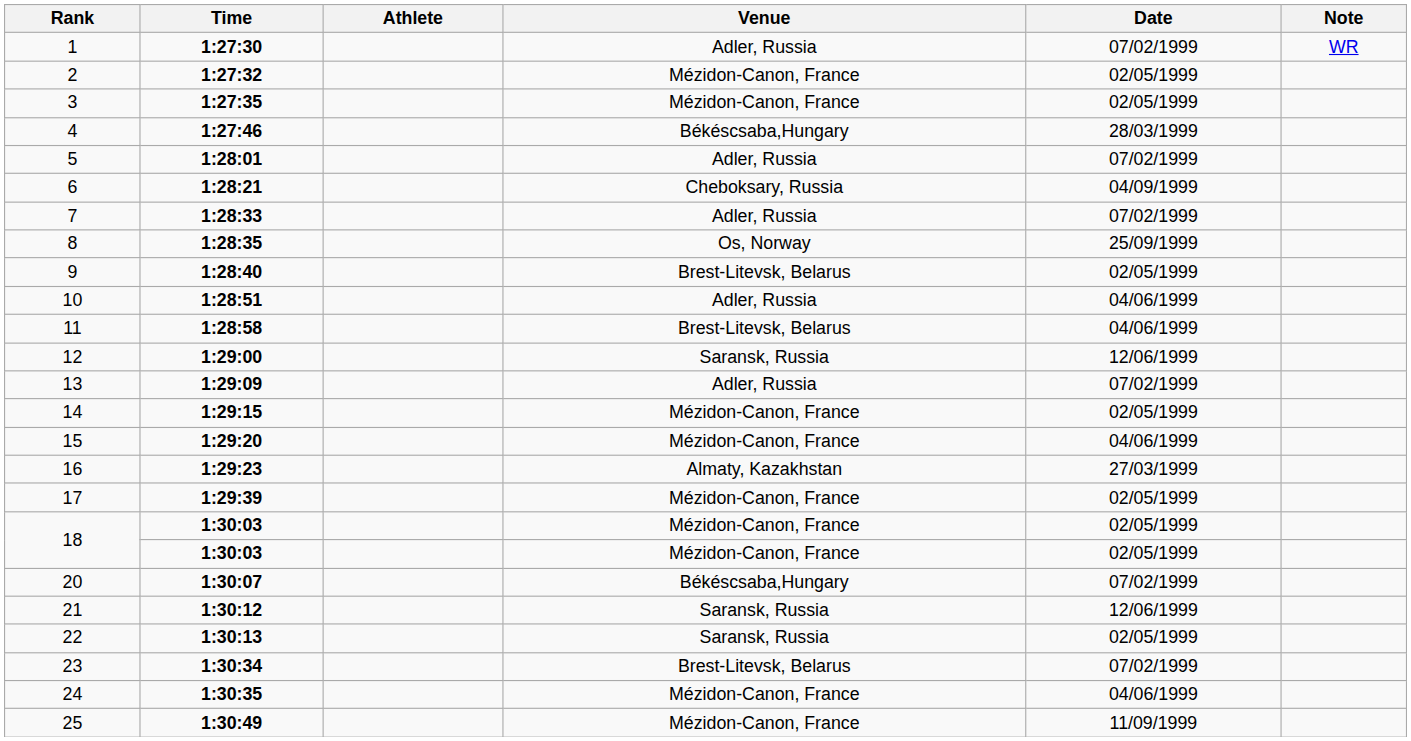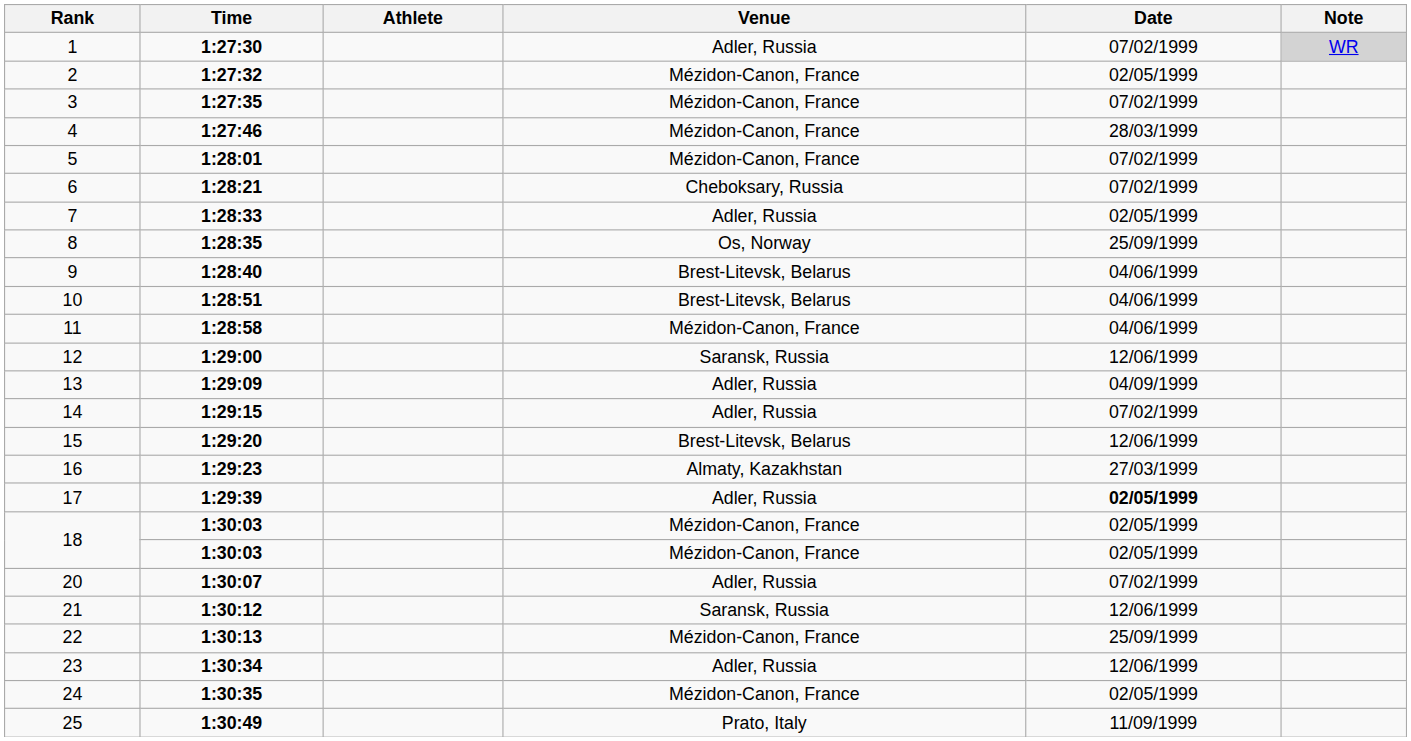(1344, 46) no background -> (1344, 46) lightgrey background
(1153, 103) 02/05/1999 -> (1153, 103) 07/02/1999
(764, 131) Békéscsaba,Hungary -> (764, 131) Mézidon-Canon, France
(764, 159) Adler, Russia -> (764, 159) Mézidon-Canon, France
(1153, 187) 04/09/1999 -> (1153, 187) 07/02/1999
(1153, 215) 07/02/1999 -> (1153, 215) 02/05/1999
(1153, 272) 02/05/1999 -> (1153, 272) 04/06/1999
(764, 300) Adler, Russia -> (764, 300) Brest-Litevsk, Belarus
(764, 328) Brest-Litevsk, Belarus -> (764, 328) Mézidon-Canon, France
(1153, 384) 07/02/1999 -> (1153, 384) 04/09/1999
(764, 412) Mézidon-Canon, France -> (764, 412) Adler, Russia
(1153, 412) 02/05/1999 -> (1153, 412) 07/02/1999
(764, 441) Mézidon-Canon, France -> (764, 441) Brest-Litevsk, Belarus
(1153, 441) 04/06/1999 -> (1153, 441) 12/06/1999
(764, 497) Mézidon-Canon, France -> (764, 497) Adler, Russia
(1153, 497) normal -> (1153, 497) bold
(764, 581) Békéscsaba,Hungary -> (764, 581) Adler, Russia
(764, 638) Saransk, Russia -> (764, 638) Mézidon-Canon, France
(1153, 638) 02/05/1999 -> (1153, 638) 25/09/1999
(764, 666) Brest-Litevsk, Belarus -> (764, 666) Adler, Russia
(1153, 666) 07/02/1999 -> (1153, 666) 12/06/1999
(1153, 694) 04/06/1999 -> (1153, 694) 02/05/1999
(764, 722) Mézidon-Canon, France -> (764, 722) Prato, Italy
